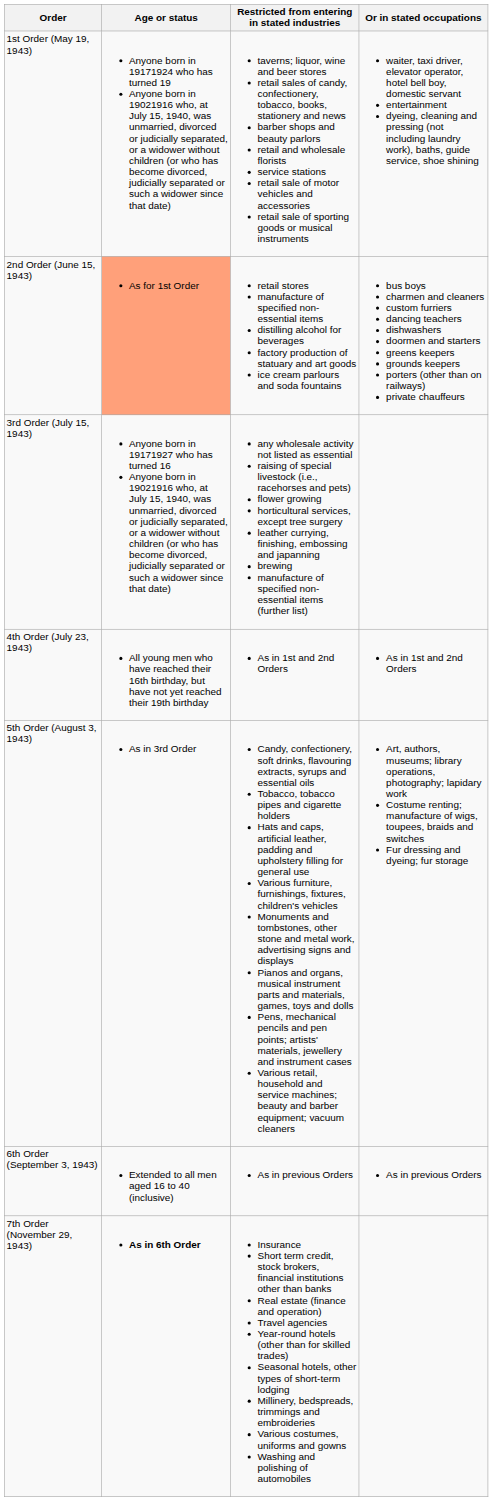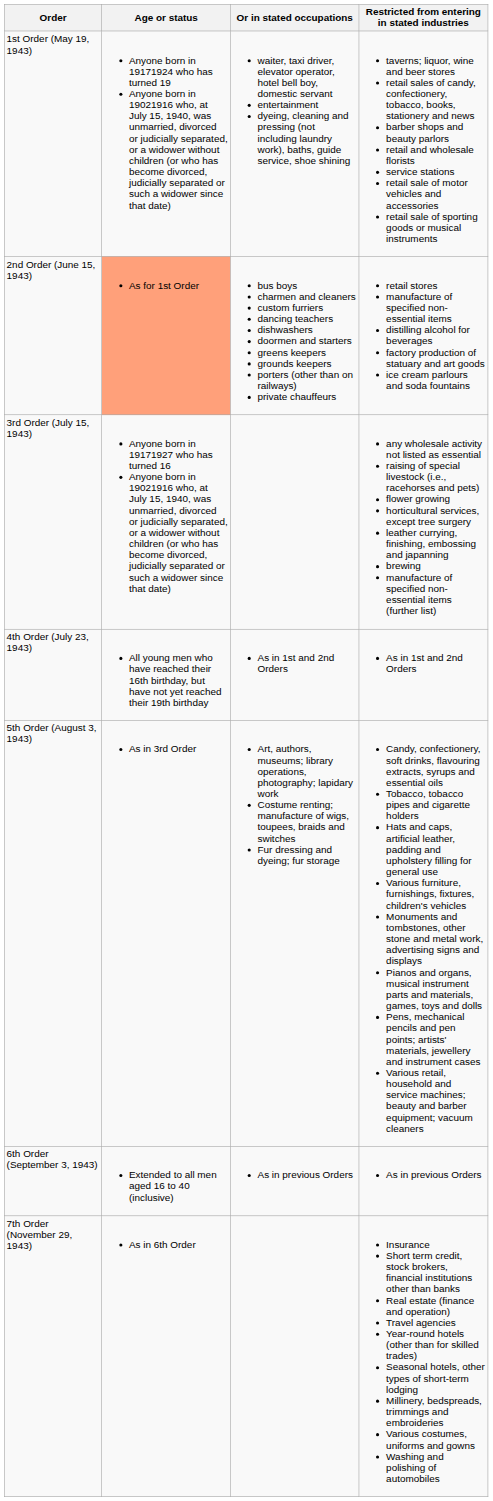columns swapped: (295, 17) <-> (423, 17)
(166, 1245) bold -> (166, 1245) normal
